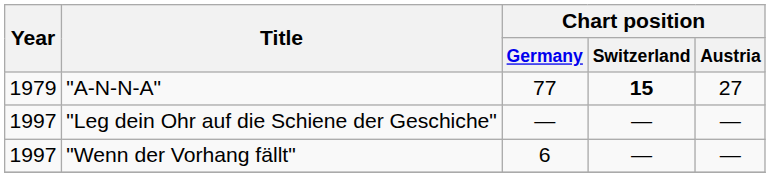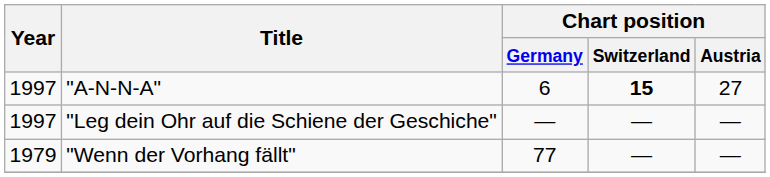(33, 88) 1979 -> (33, 88) 1997
(545, 88) 77 -> (545, 88) 6
(33, 155) 1997 -> (33, 155) 1979
(545, 155) 6 -> (545, 155) 77
